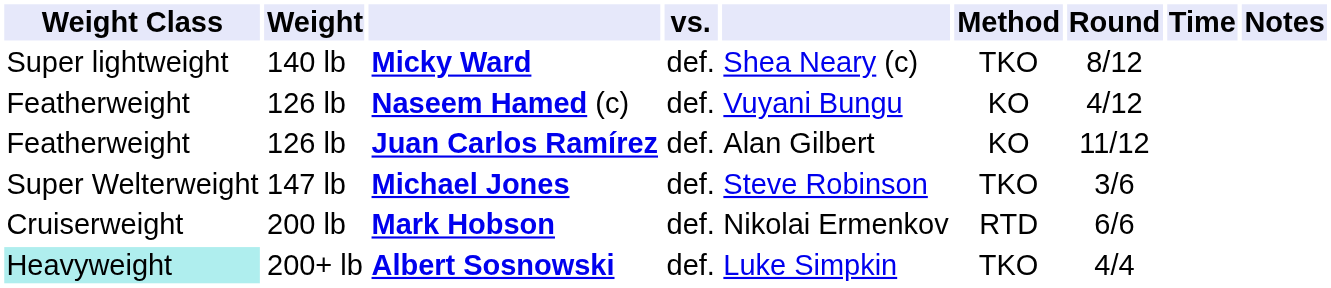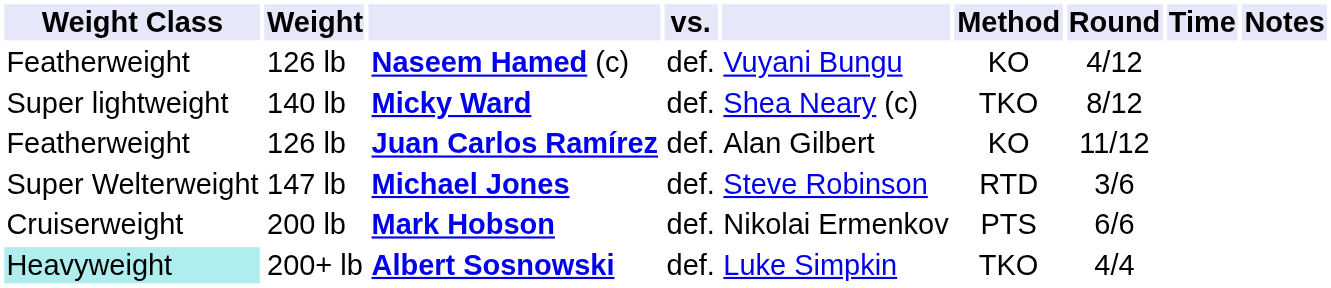rows swapped: (500, 103) <-> (451, 63)
(1009, 184) TKO -> (1009, 184) RTD
(1009, 225) RTD -> (1009, 225) PTS
